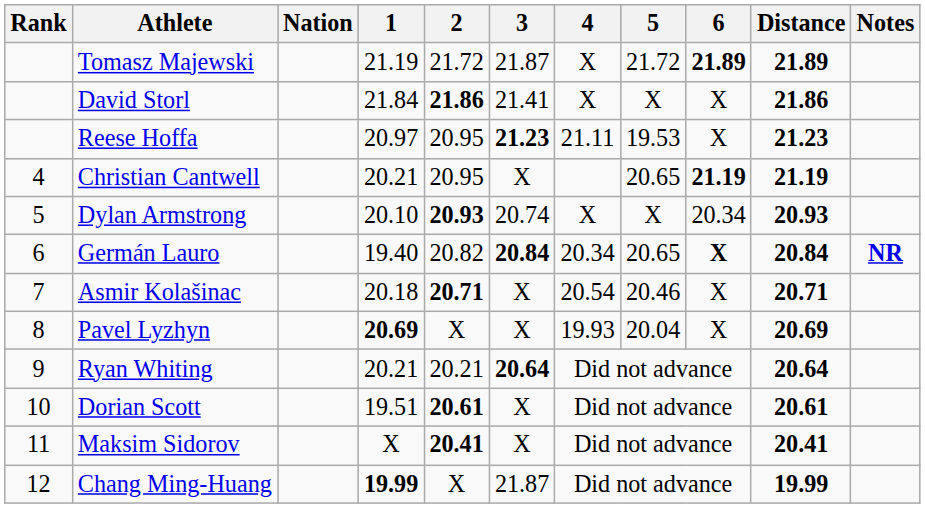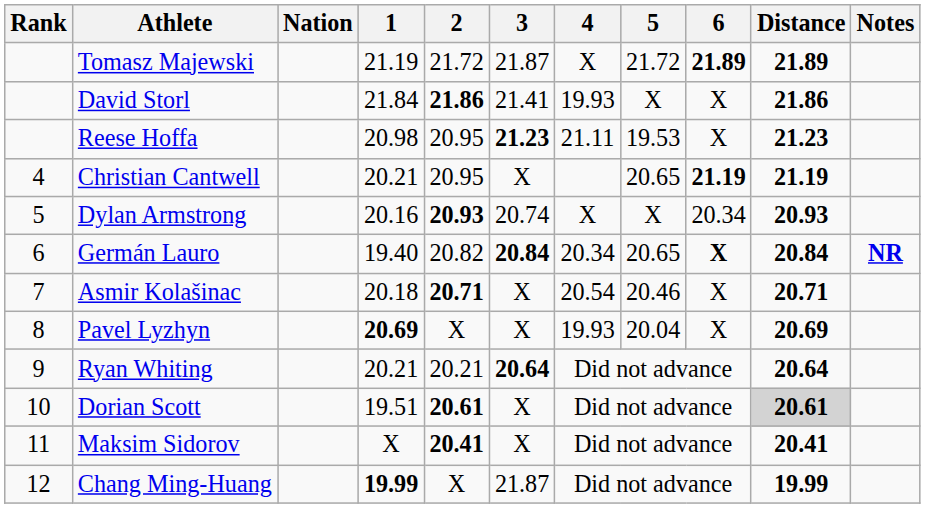(588, 100) X -> (588, 100) 19.93
(391, 138) 20.97 -> (391, 138) 20.98
(391, 215) 20.10 -> (391, 215) 20.16
(801, 406) no background -> (801, 406) lightgrey background
